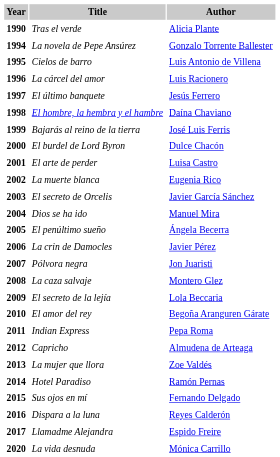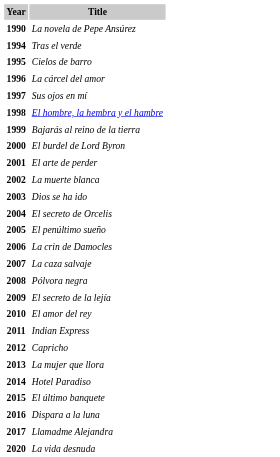- column: (221, 12)
(57, 28) Tras el verde -> (84, 28) La novela de Pepe Ansúrez
(84, 45) La novela de Pepe Ansúrez -> (57, 45) Tras el verde
(68, 96) El último banquete -> (59, 96) Sus ojos en mí
(72, 196) El secreto de Orcelis -> (59, 196) Dios se ha ido
(59, 213) Dios se ha ido -> (72, 213) El secreto de Orcelis
(60, 264) Pólvora negra -> (62, 264) La caza salvaje
(62, 280) La caza salvaje -> (60, 280) Pólvora negra
(59, 398) Sus ojos en mí -> (68, 398) El último banquete
